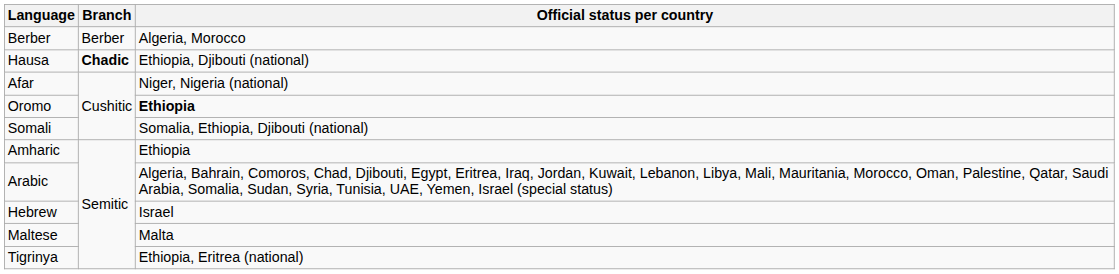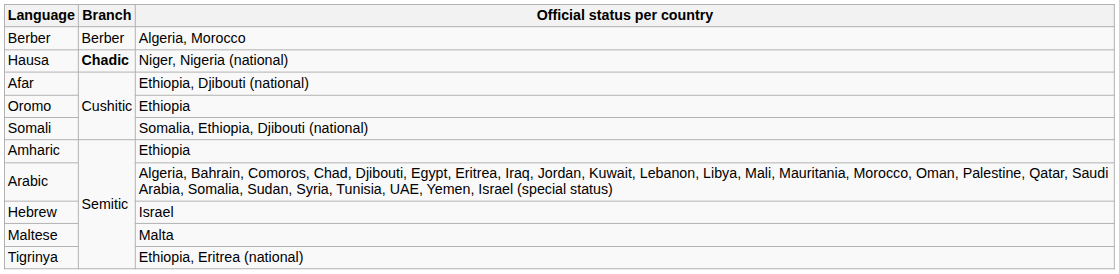(224, 60) Ethiopia, Djibouti (national) -> (214, 60) Niger, Nigeria (national)
(214, 83) Niger, Nigeria (national) -> (224, 83) Ethiopia, Djibouti (national)
(167, 106) bold -> (164, 106) normal
